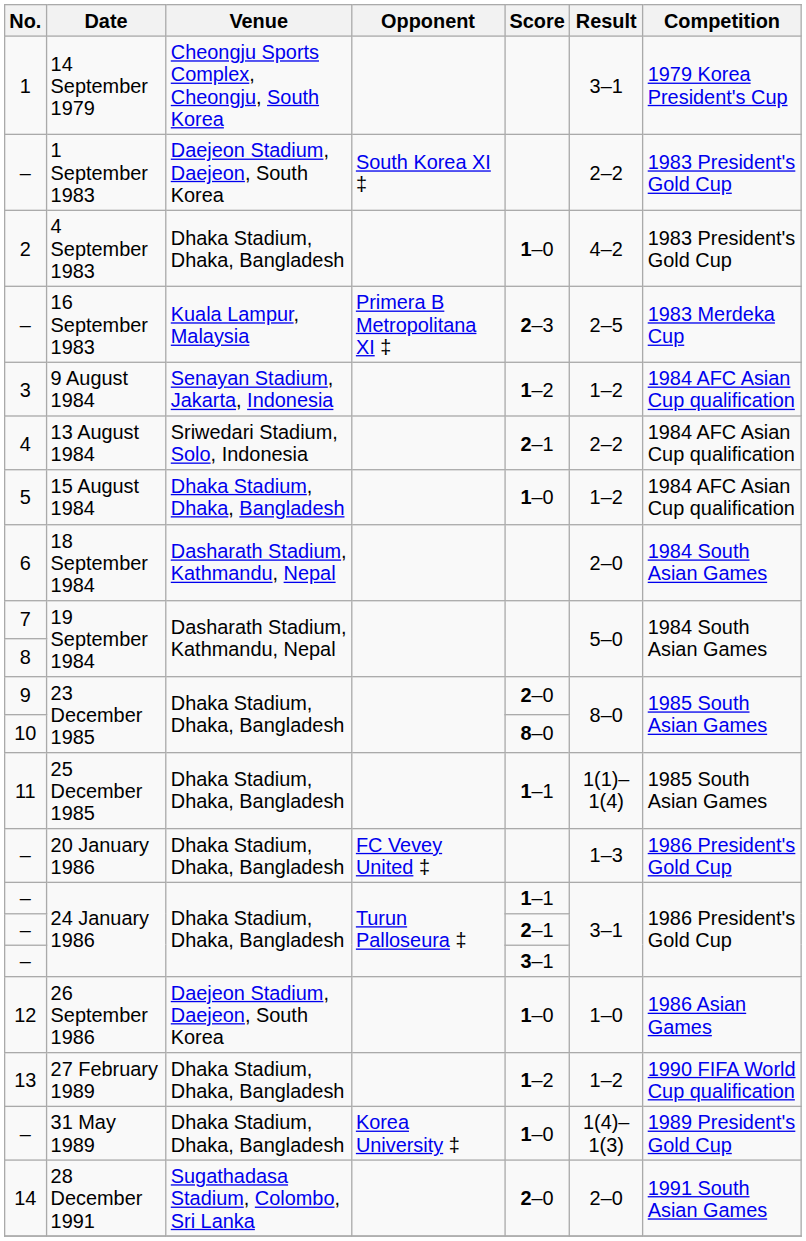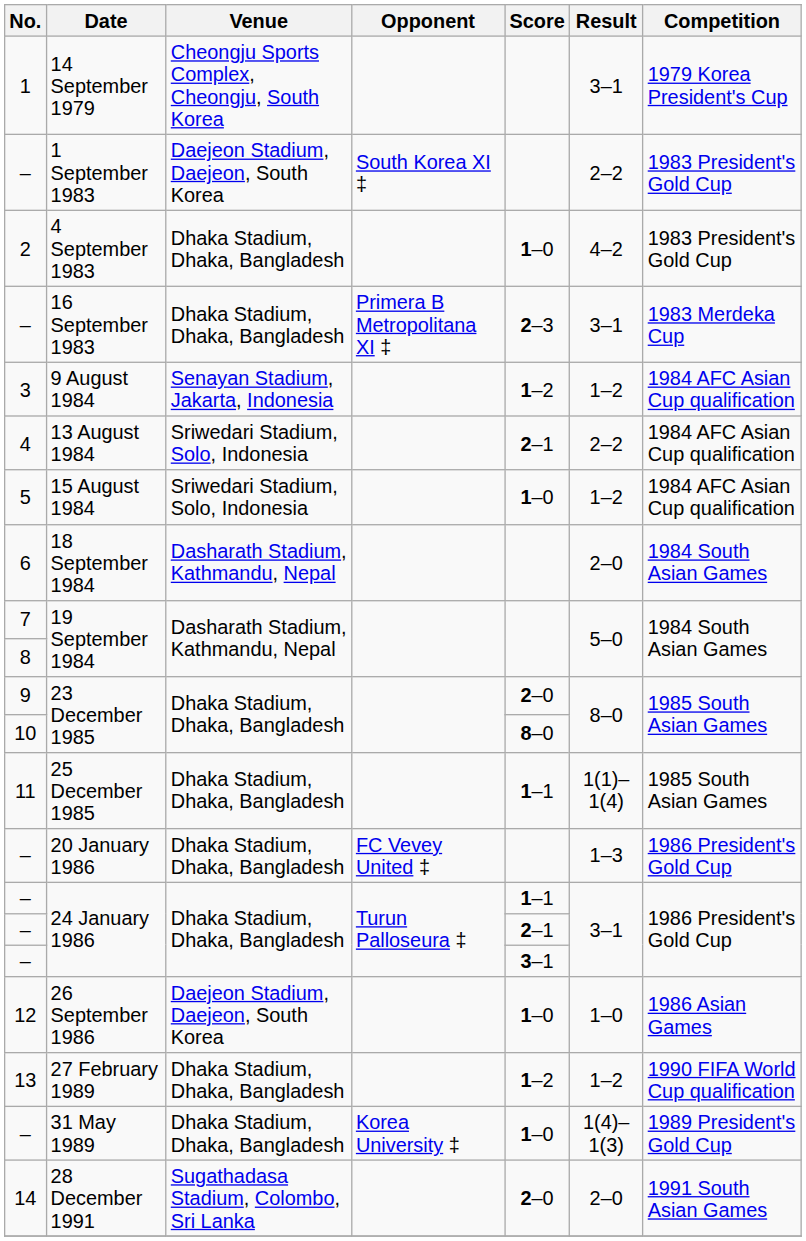(235, 325) Kuala Lampur, Malaysia -> (258, 325) Dhaka Stadium, Dhaka, Bangladesh
(606, 325) 2–5 -> (606, 325) 3–1
(258, 497) Dhaka Stadium, Dhaka, Bangladesh -> (254, 497) Sriwedari Stadium, Solo, Indonesia
